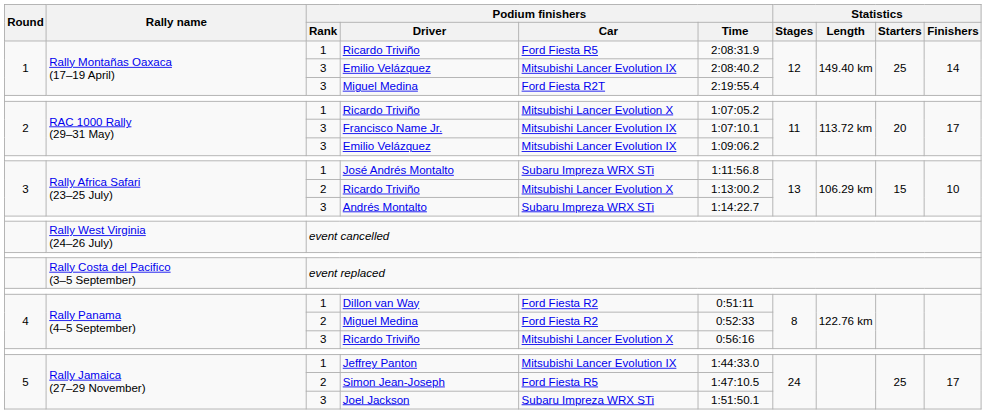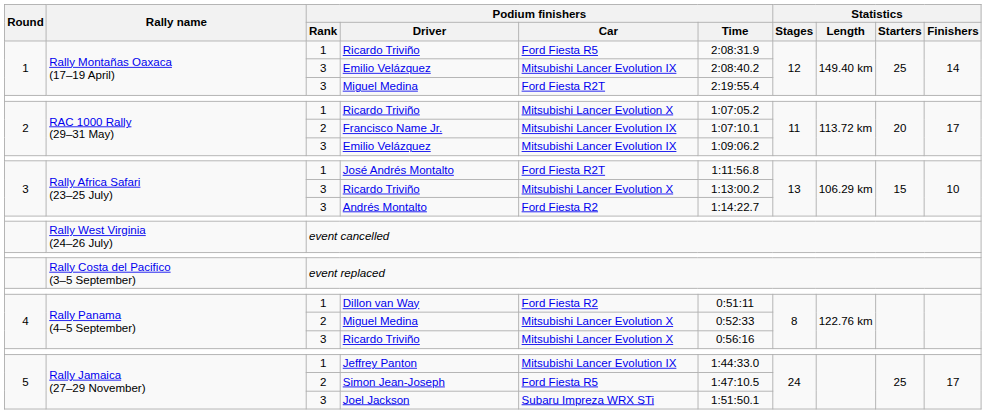(323, 128) 3 -> (323, 128) 2
(588, 170) Subaru Impreza WRX STi -> (563, 170) Ford Fiesta R2T
(323, 188) 2 -> (323, 188) 3
(588, 206) Subaru Impreza WRX STi -> (560, 206) Ford Fiesta R2
(560, 321) Ford Fiesta R2 -> (597, 321) Mitsubishi Lancer Evolution X
